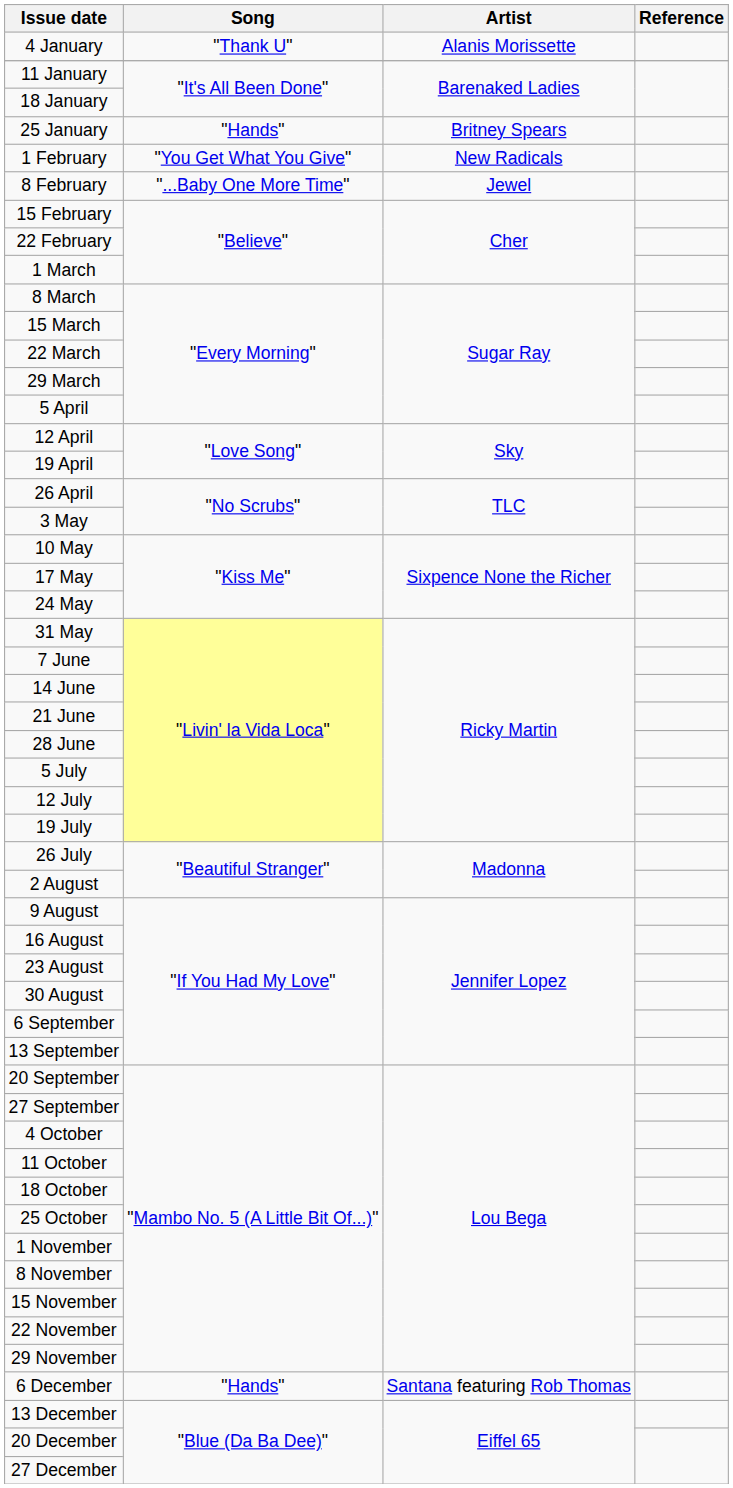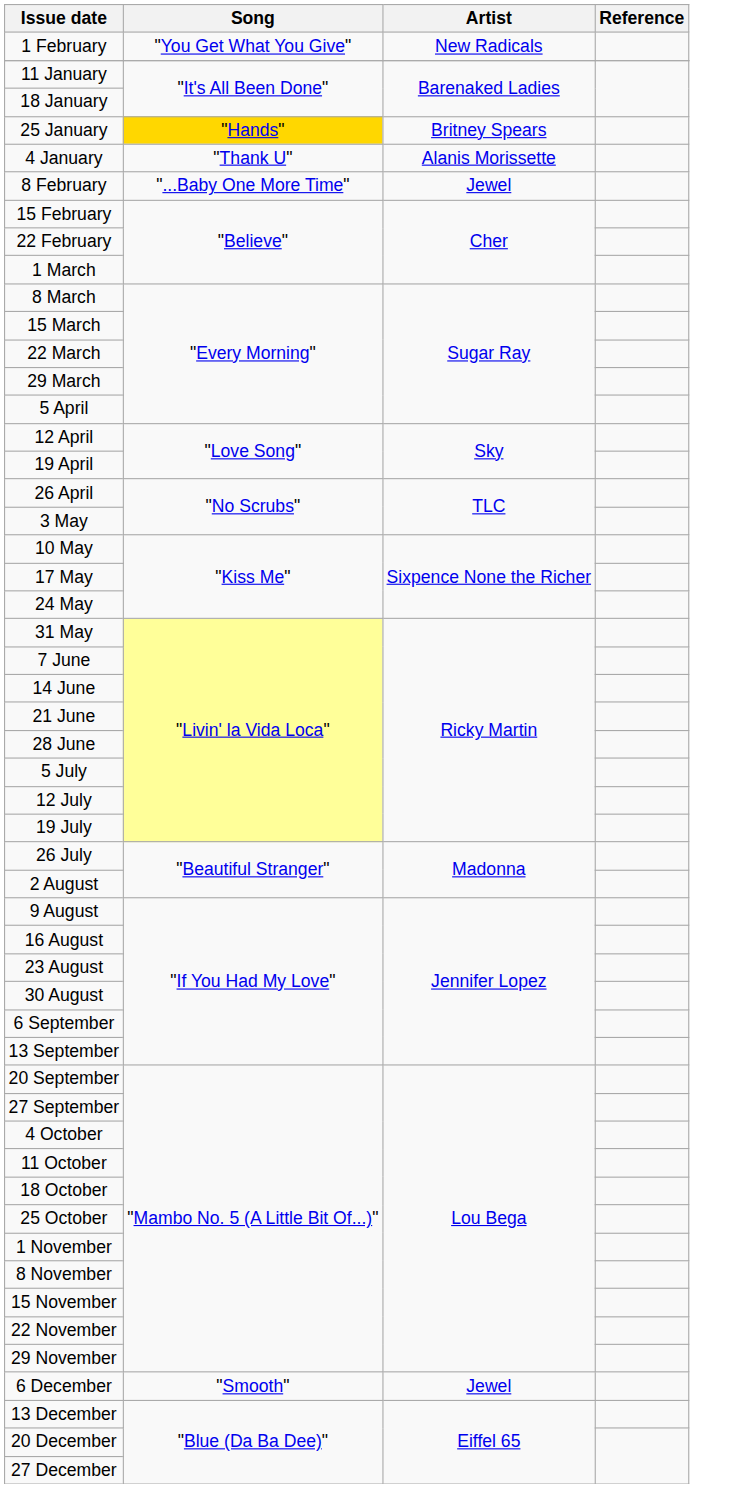rows swapped: (64, 46) <-> (64, 158)
(253, 130) no background -> (253, 130) gold background
(253, 1386) "Hands" -> (253, 1386) "Smooth"
(509, 1386) Santana featuring Rob Thomas -> (489, 1386) Jewel
